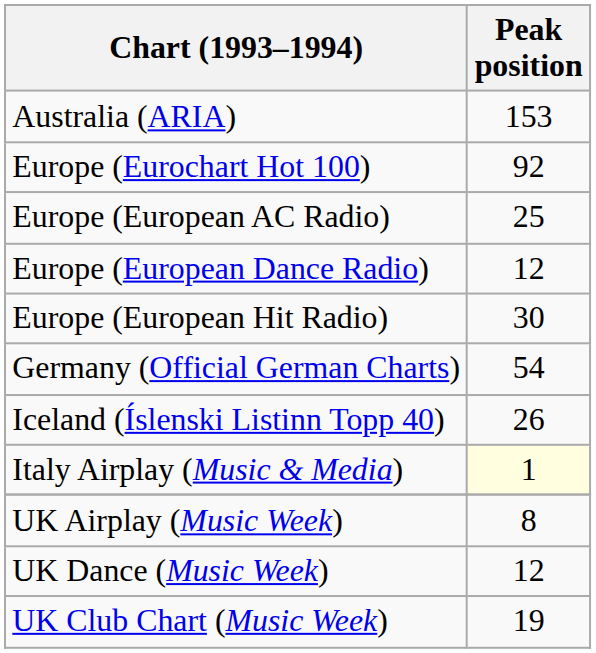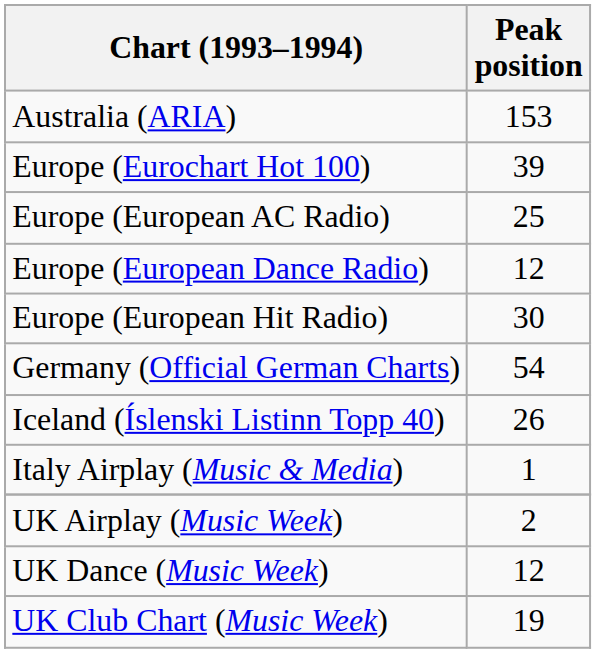(529, 166) 92 -> (529, 166) 39
(529, 469) lightyellow background -> (529, 469) no background
(529, 520) 8 -> (529, 520) 2
